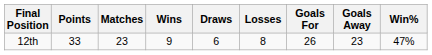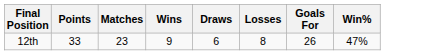- column: (357, 19)
